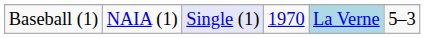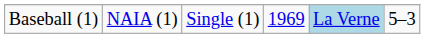(223, 19) lavender background -> (223, 19) no background
(286, 19) 1970 -> (286, 19) 1969
